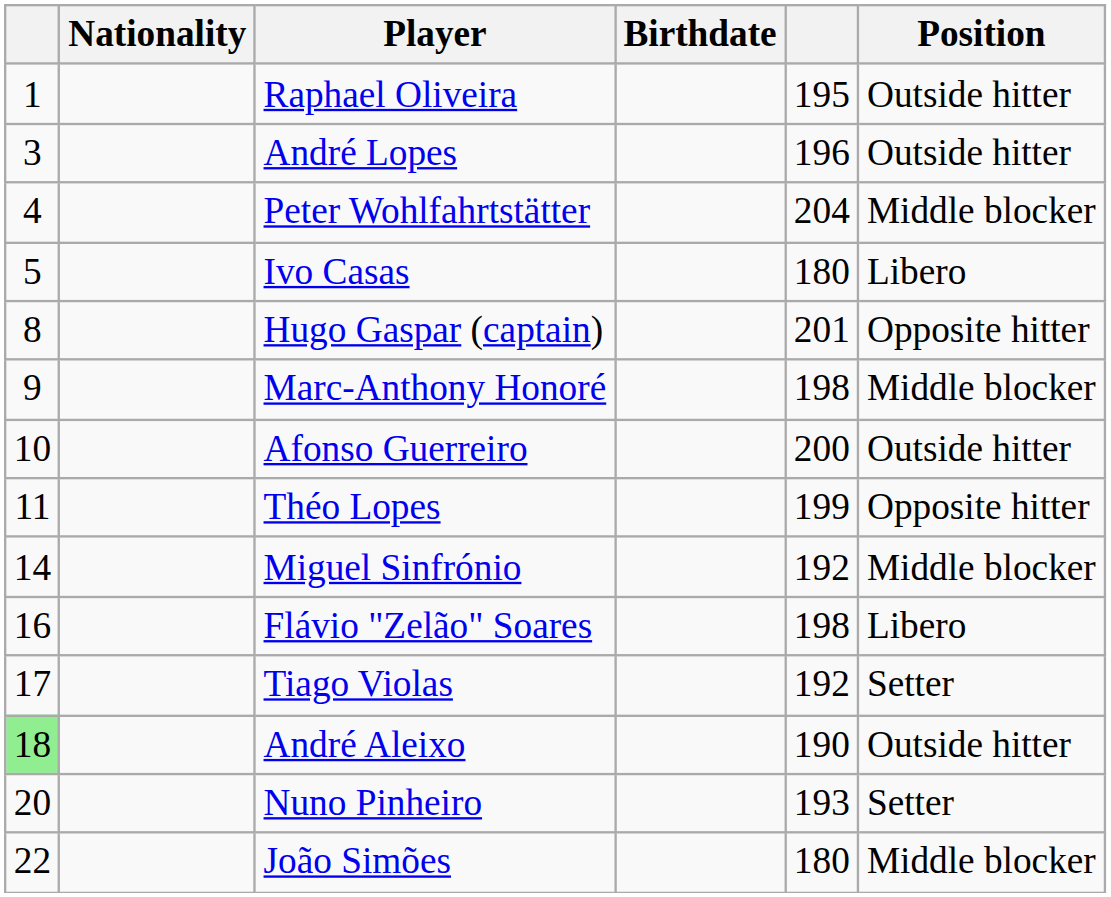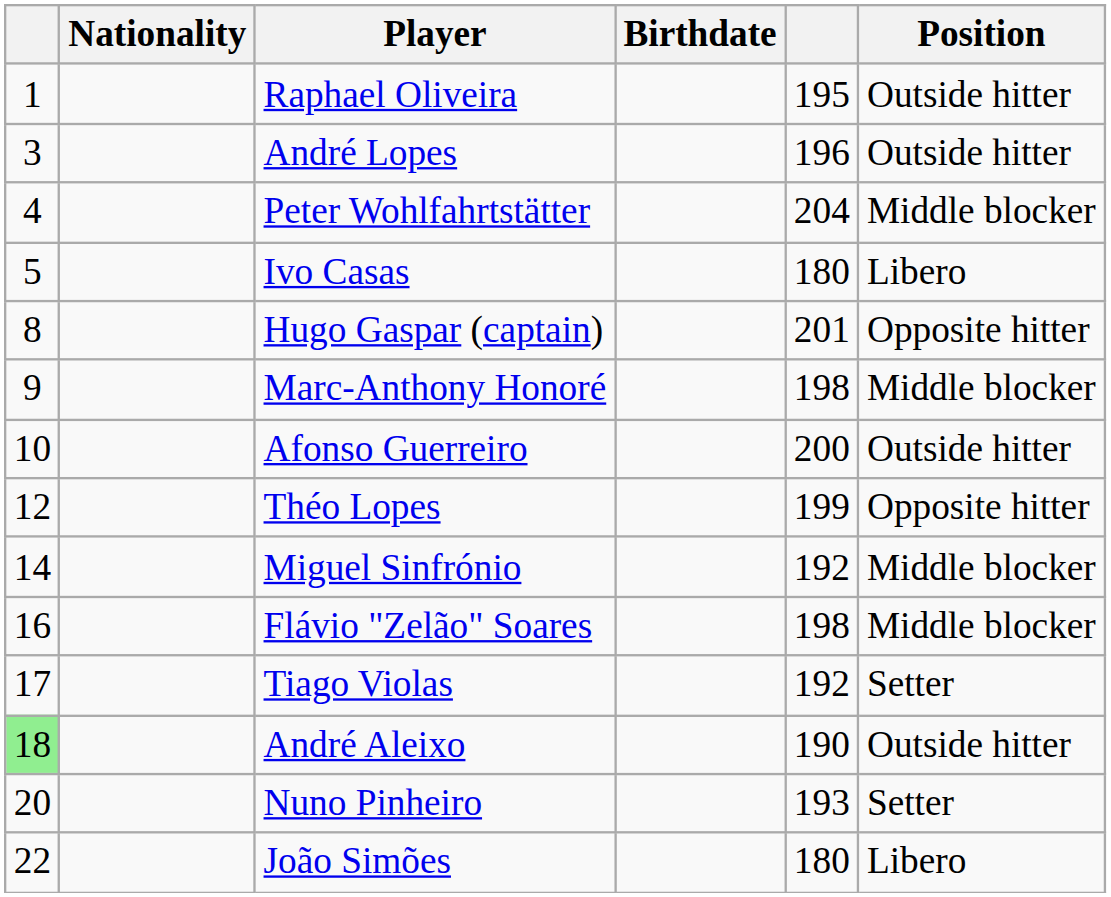(32, 507) 11 -> (32, 507) 12
(917, 625) Libero -> (981, 625) Middle blocker
(981, 861) Middle blocker -> (917, 861) Libero
